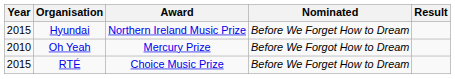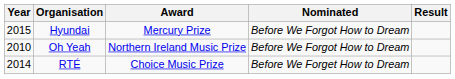(177, 30) Northern Ireland Music Prize -> (177, 30) Mercury Prize
(330, 30) Before We Forget How to Dream -> (330, 30) Before We Forgot How to Dream
(177, 47) Mercury Prize -> (177, 47) Northern Ireland Music Prize
(19, 64) 2015 -> (19, 64) 2014
